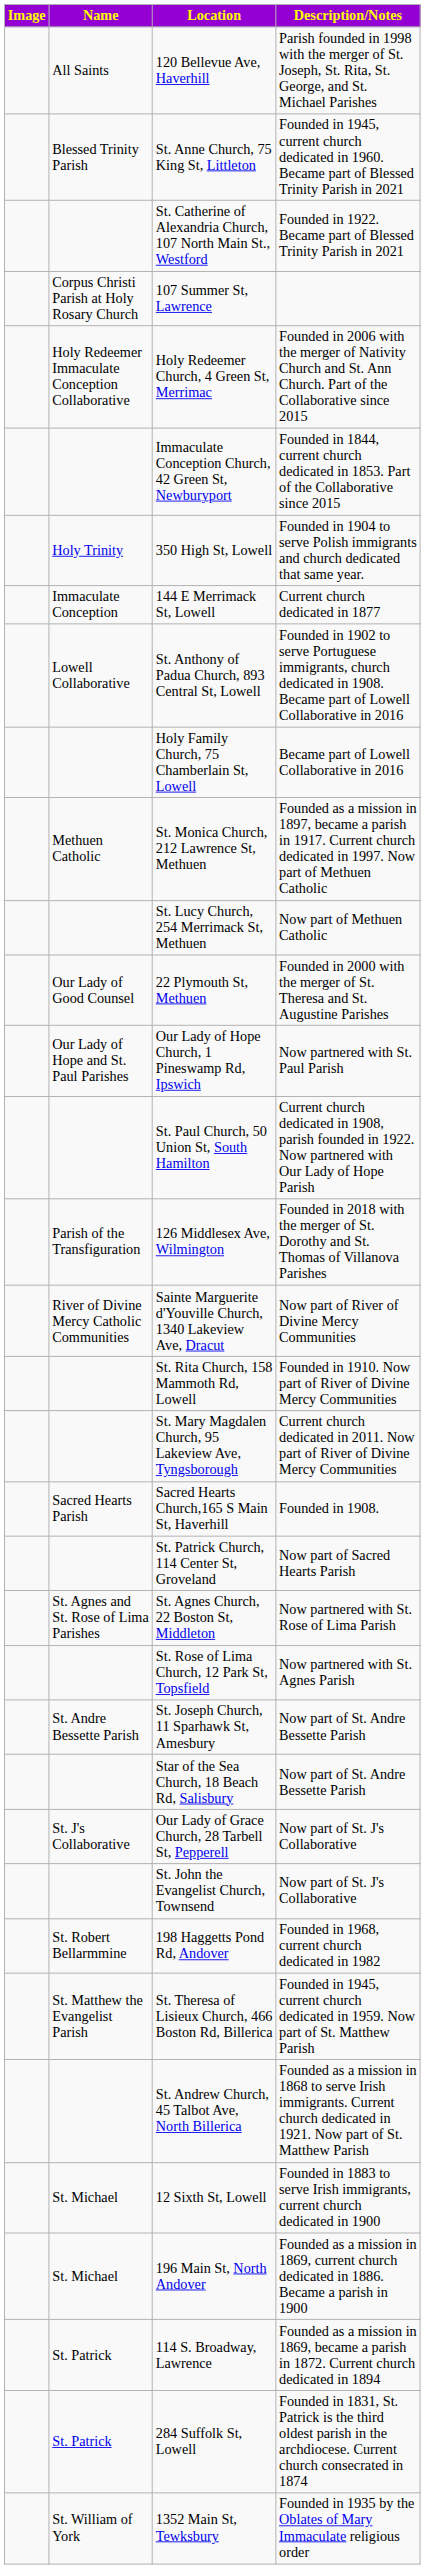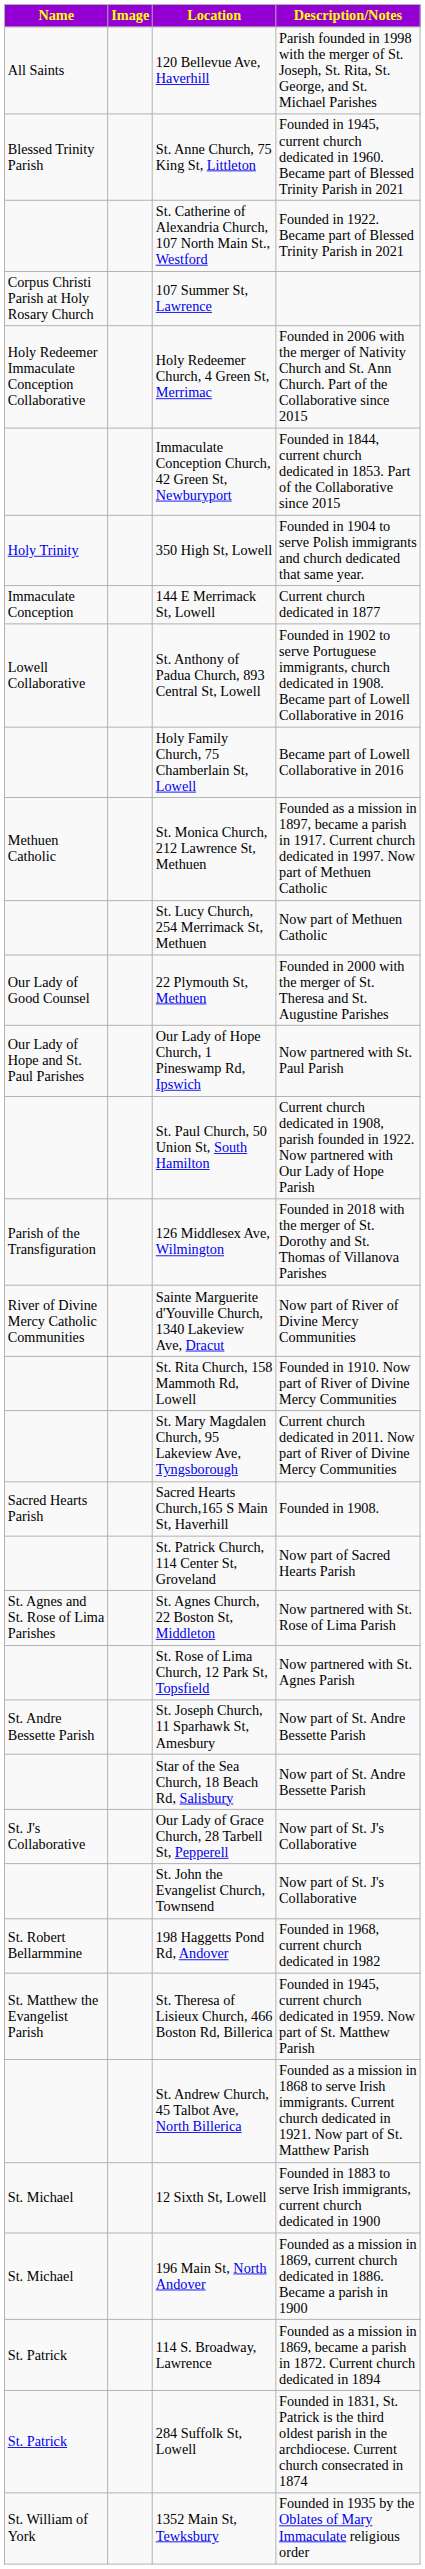columns swapped: (101, 15) <-> (27, 15)
